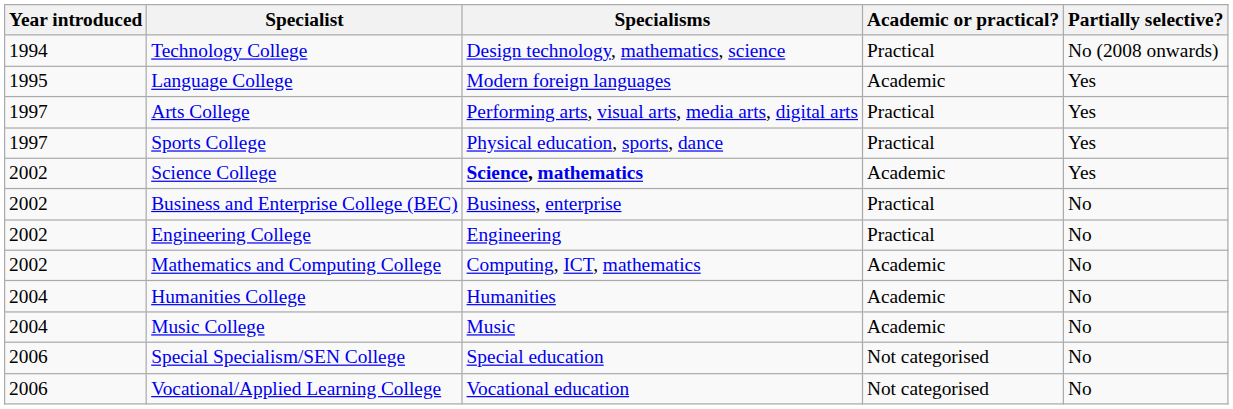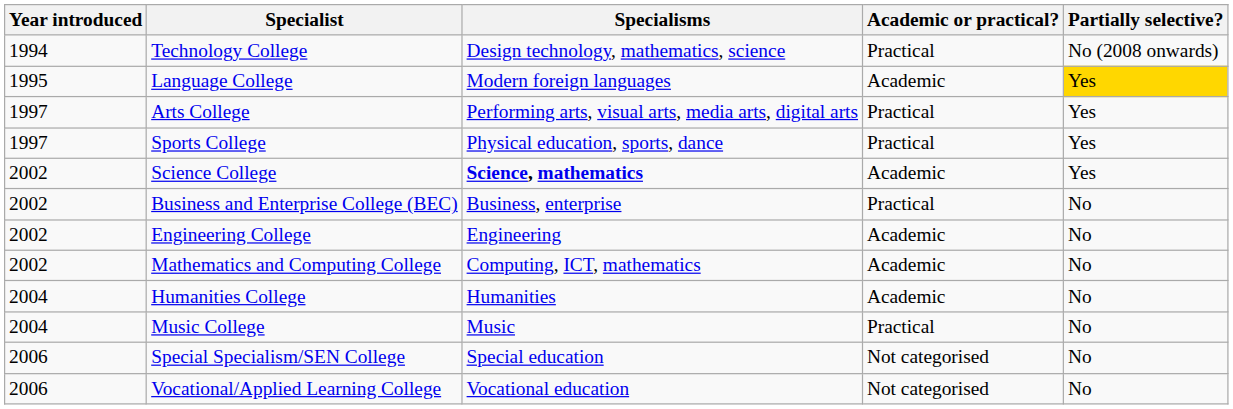(1082, 81) no background -> (1082, 81) gold background
(901, 234) Practical -> (906, 234) Academic
(906, 326) Academic -> (901, 326) Practical
